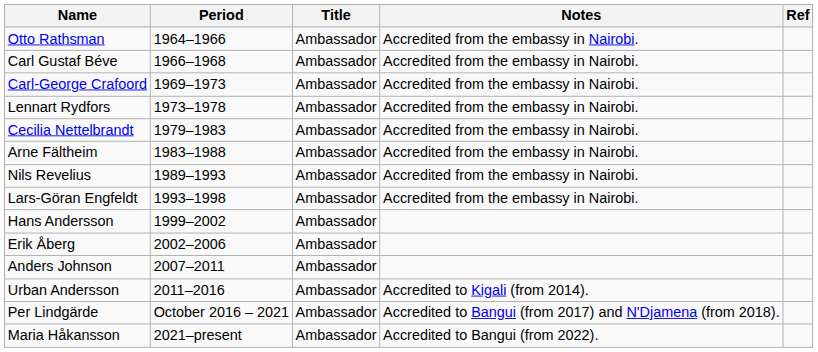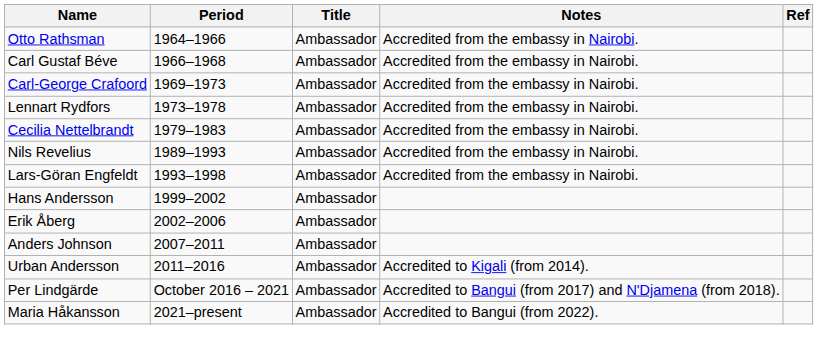- row: (53, 152)
